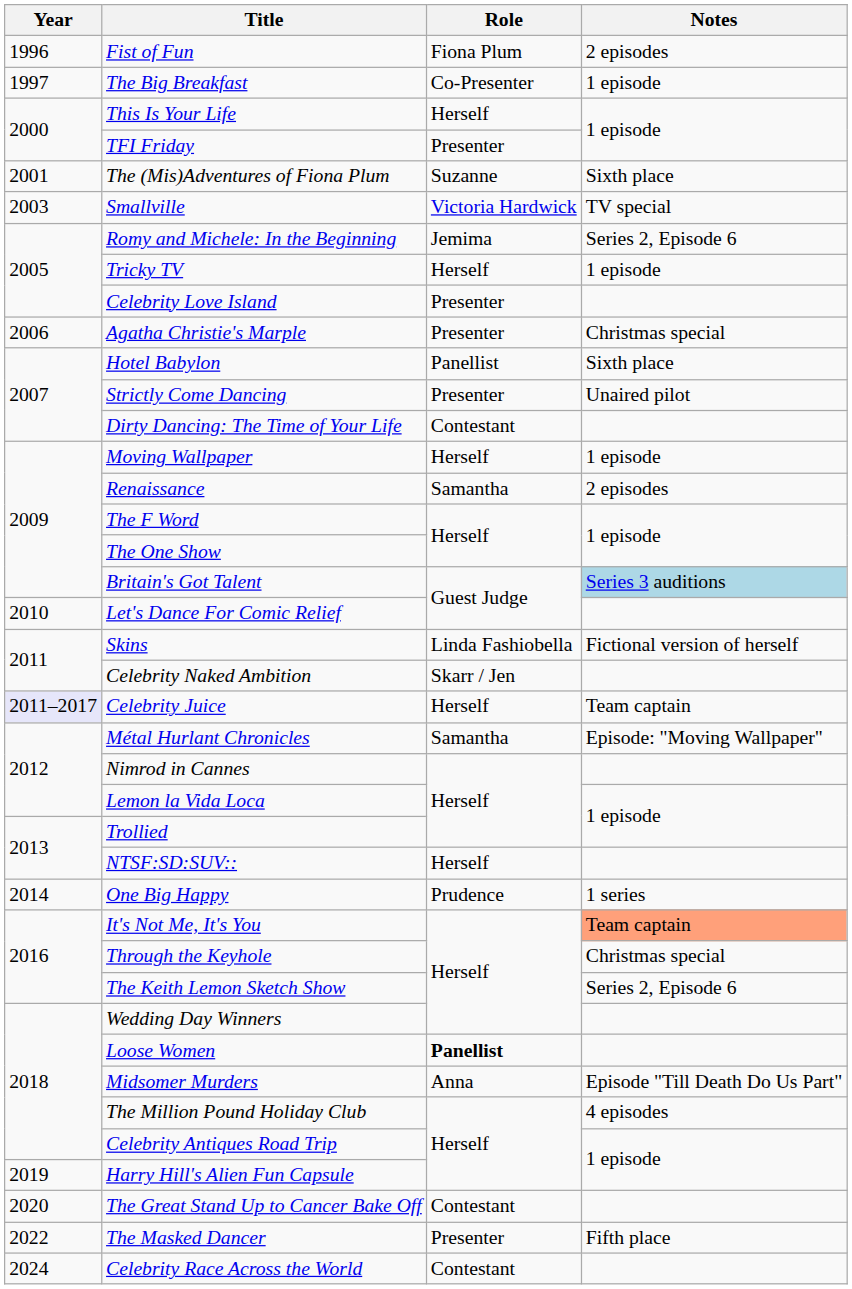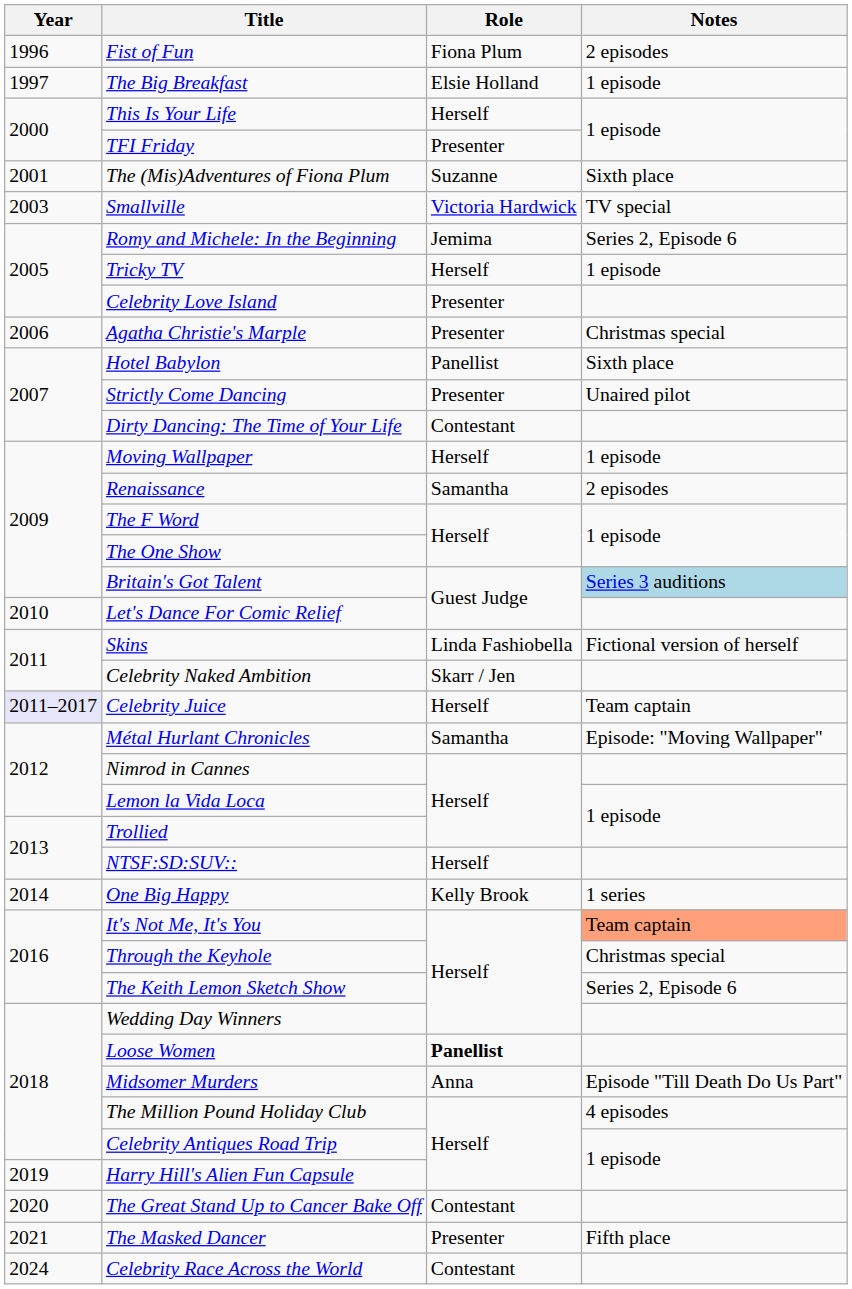(482, 82) Co-Presenter -> (485, 82) Elsie Holland
(467, 894) Prudence -> (480, 894) Kelly Brook
(29, 1237) 2022 -> (29, 1237) 2021
